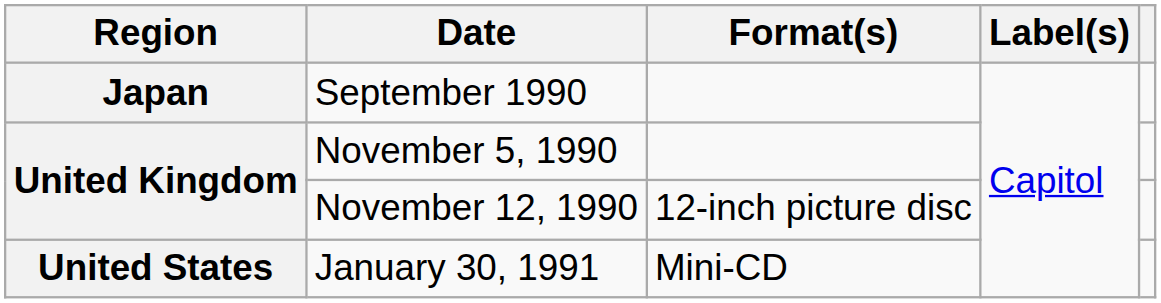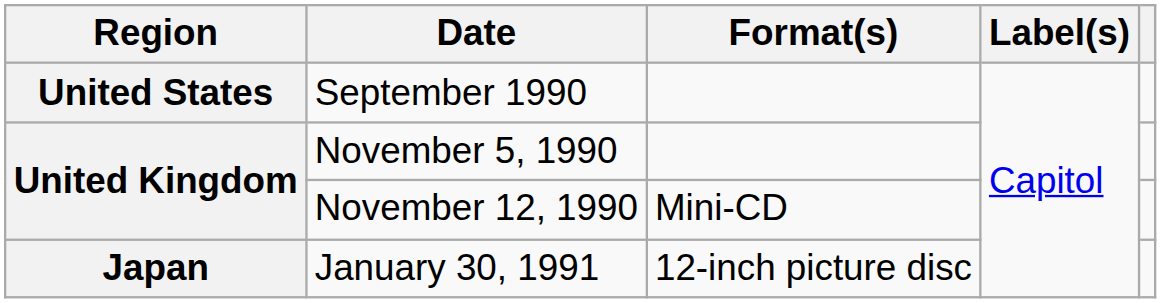(156, 92) Japan -> (156, 92) United States
(813, 208) 12-inch picture disc -> (721, 208) Mini-CD
(156, 267) United States -> (156, 267) Japan
(721, 267) Mini-CD -> (813, 267) 12-inch picture disc
